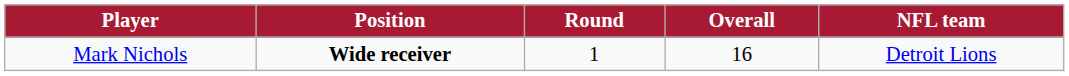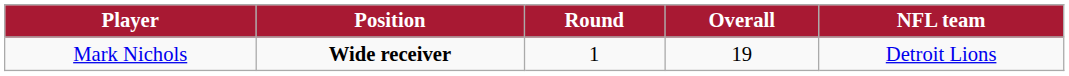(742, 53) 16 -> (742, 53) 19
